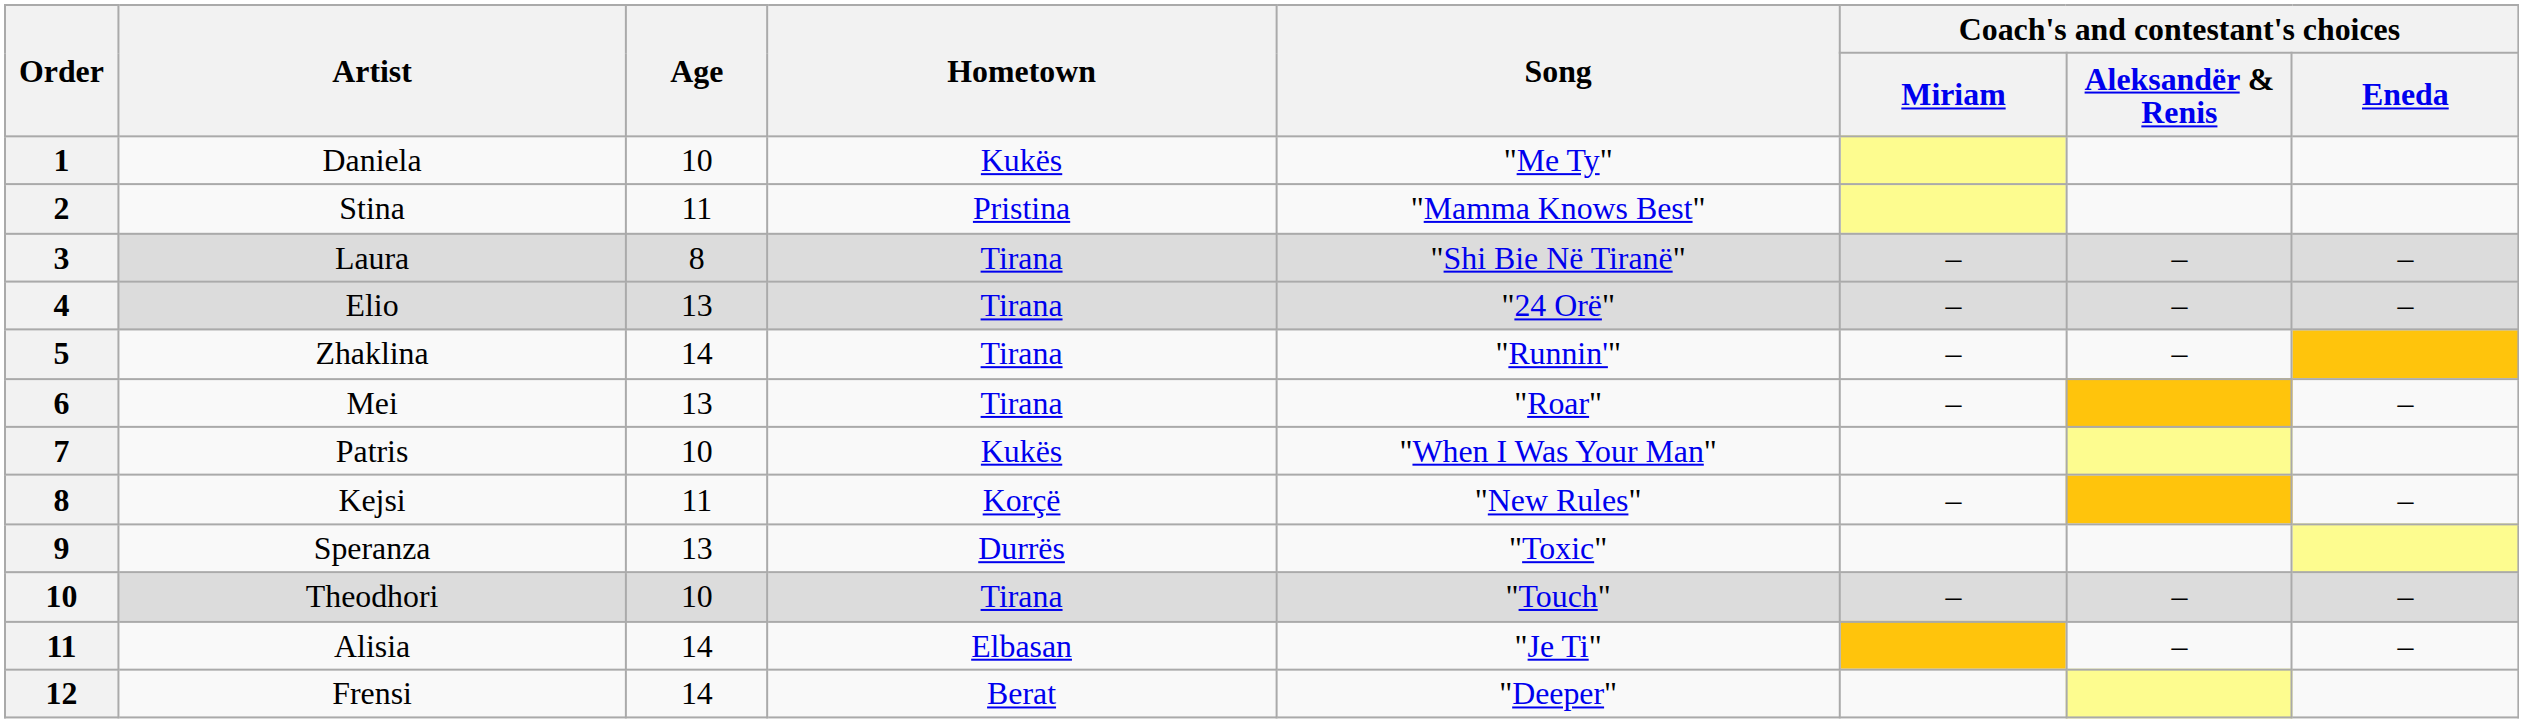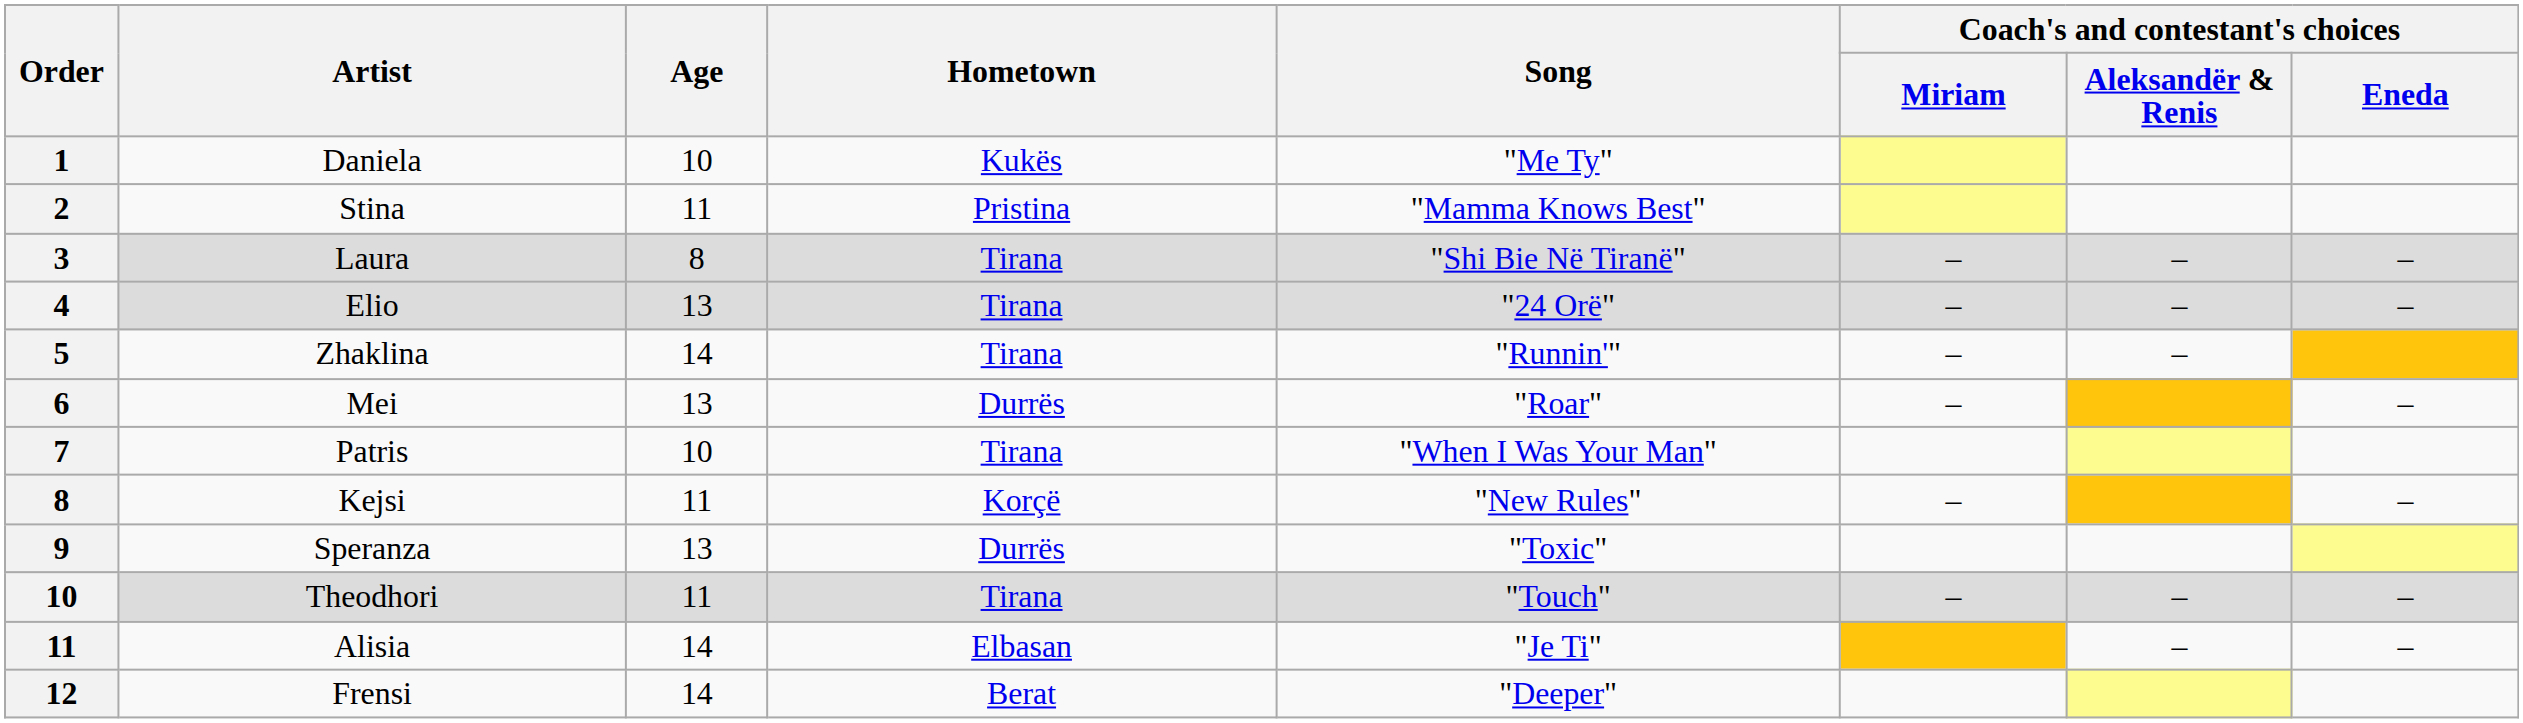(1022, 403) Tirana -> (1022, 403) Durrës
(1022, 451) Kukës -> (1022, 451) Tirana
(697, 597) 10 -> (697, 597) 11
